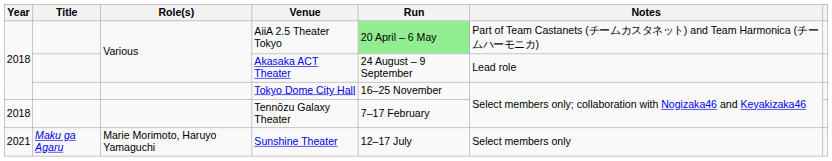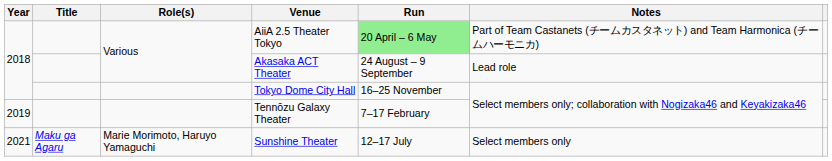(19, 113) 2018 -> (19, 113) 2019
